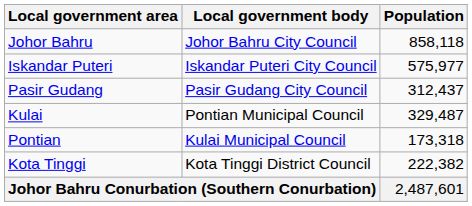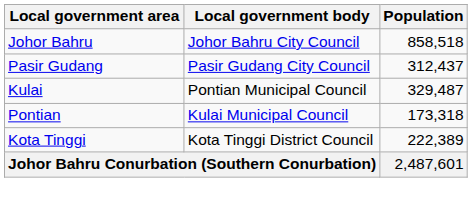(436, 41) 858,118 -> (435, 41) 858,518
- row: (60, 66)
(436, 164) 222,382 -> (435, 139) 222,389
